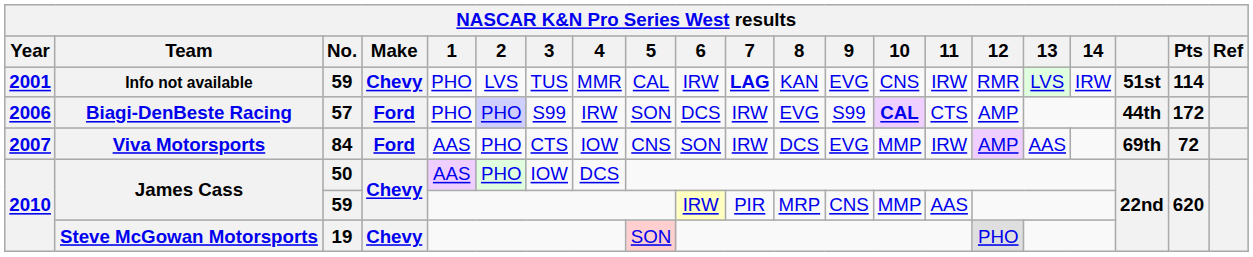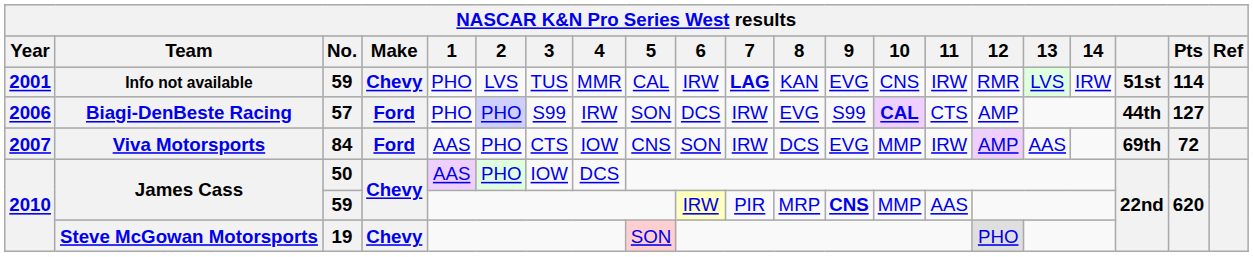(1188, 113) 172 -> (1188, 113) 127
(849, 205) normal -> (849, 205) bold
